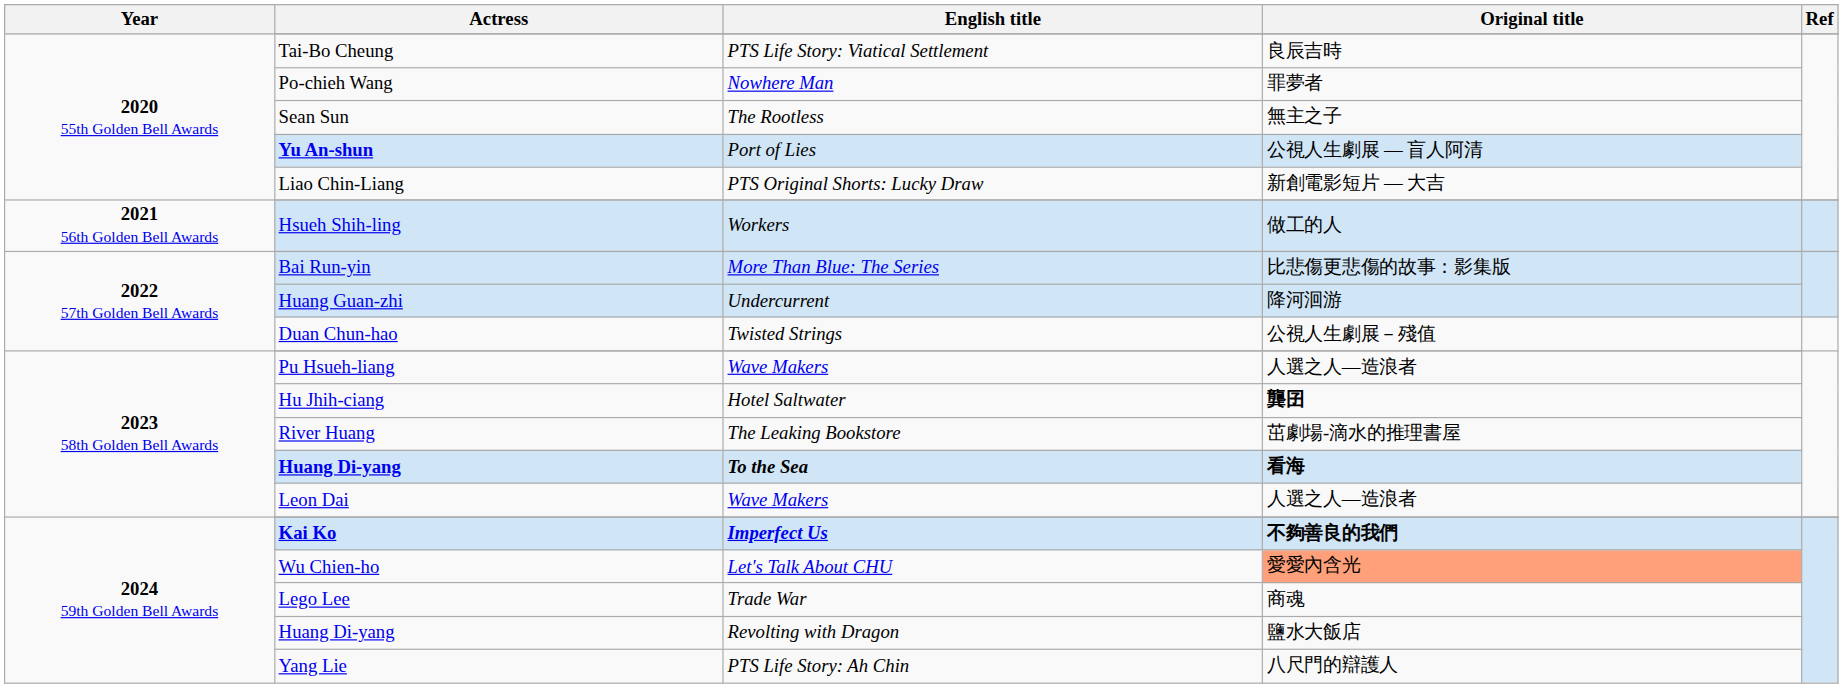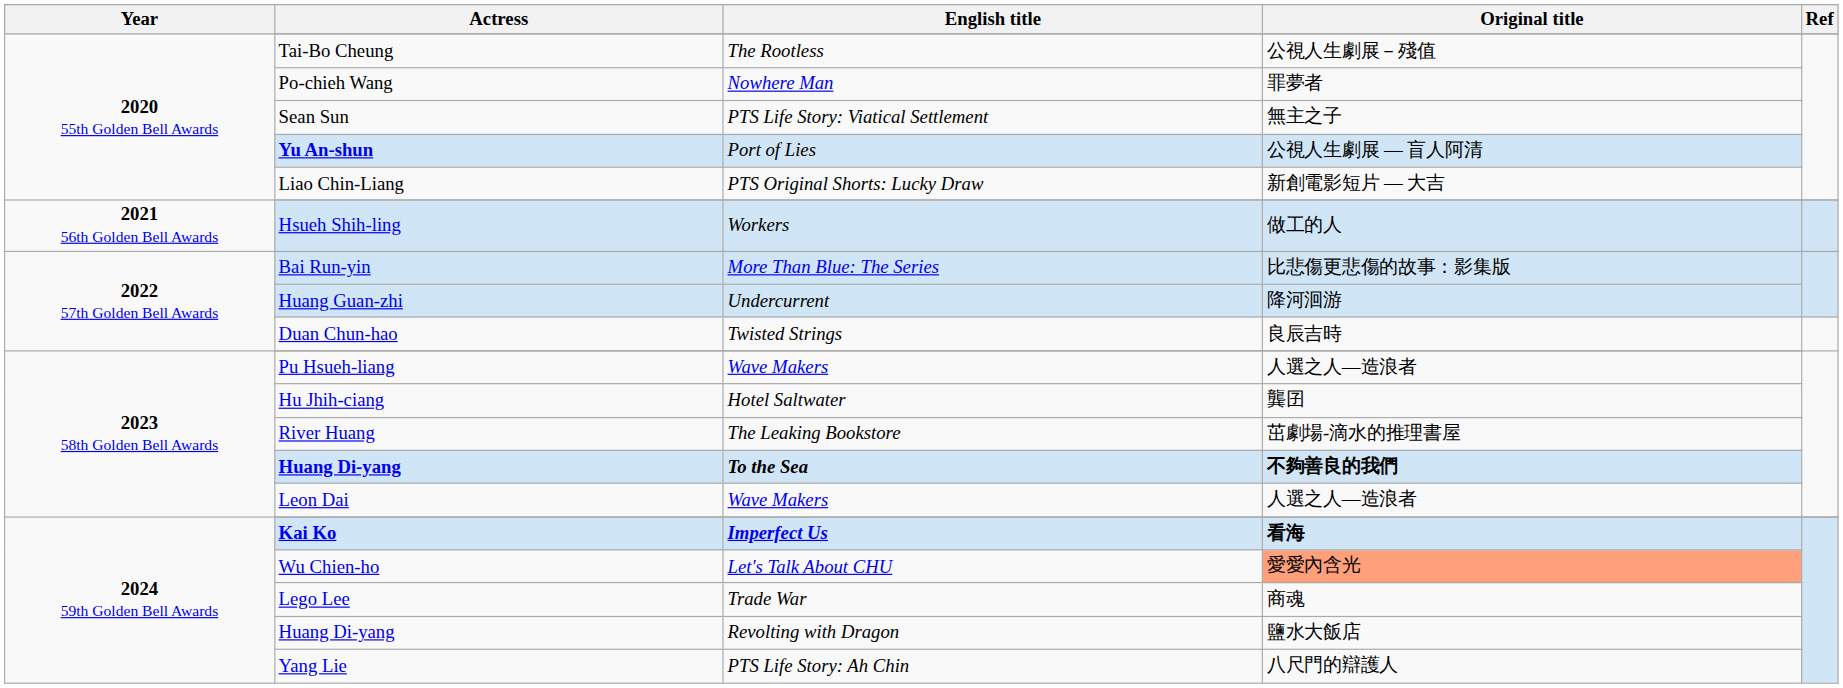(858, 50) PTS Life Story: Viatical Settlement -> (776, 50) The Rootless
(1304, 50) 良辰吉時 -> (1351, 50) 公視人生劇展－殘值
(776, 117) The Rootless -> (858, 117) PTS Life Story: Viatical Settlement
(1351, 333) 公視人生劇展－殘值 -> (1304, 333) 良辰吉時
(1286, 399) bold -> (1286, 399) normal
(1286, 466) 看海 -> (1332, 466) 不夠善良的我們
(1332, 532) 不夠善良的我們 -> (1286, 532) 看海
